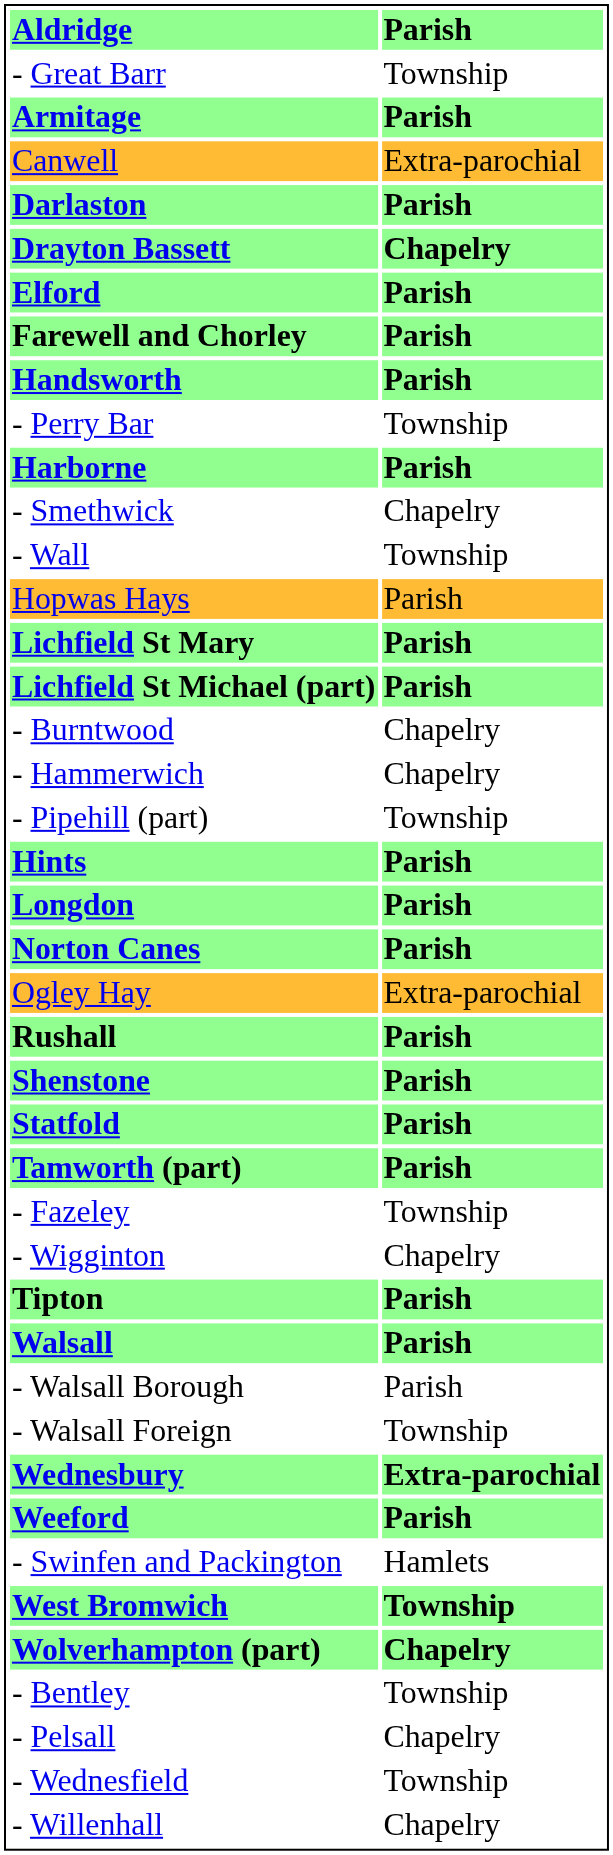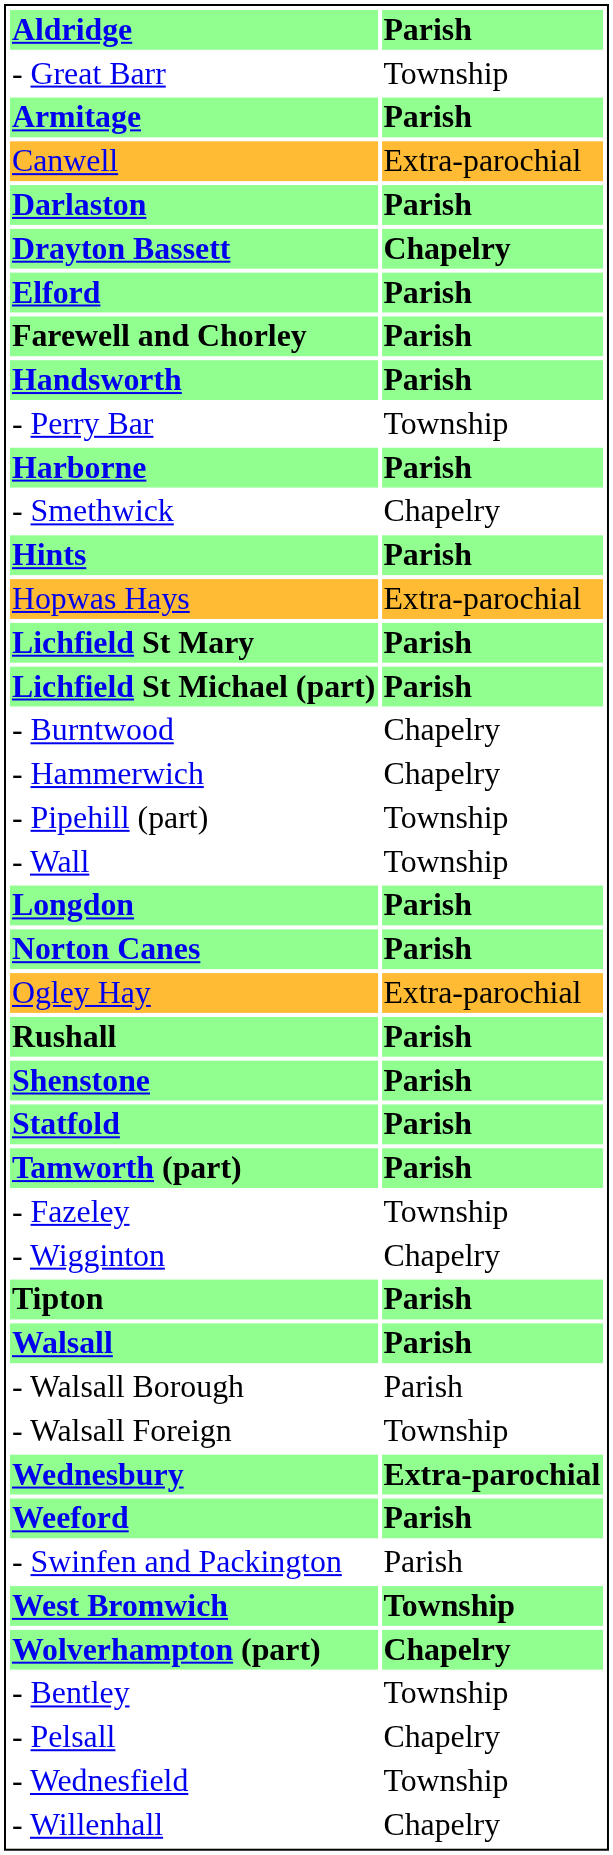rows swapped: (49, 861) <-> (51, 554)
(423, 598) Parish -> (482, 598) Extra-parochial
(436, 1561) Hamlets -> (423, 1561) Parish
